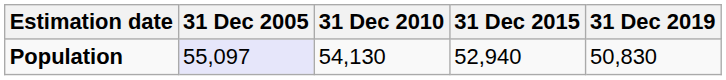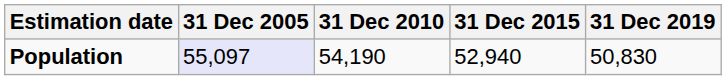(352, 56) 54,130 -> (352, 56) 54,190
